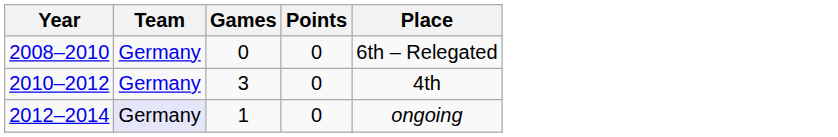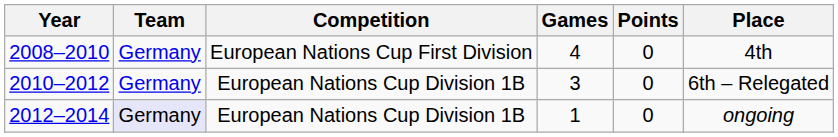+ column: (371, 20)
(243, 52) 0 -> (575, 52) 4
(427, 52) 6th – Relegated -> (758, 52) 4th
(427, 83) 4th -> (759, 83) 6th – Relegated
